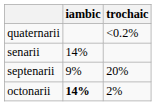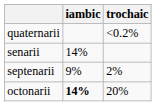(117, 71) 20% -> (114, 71) 2%
(114, 91) 2% -> (117, 91) 20%
